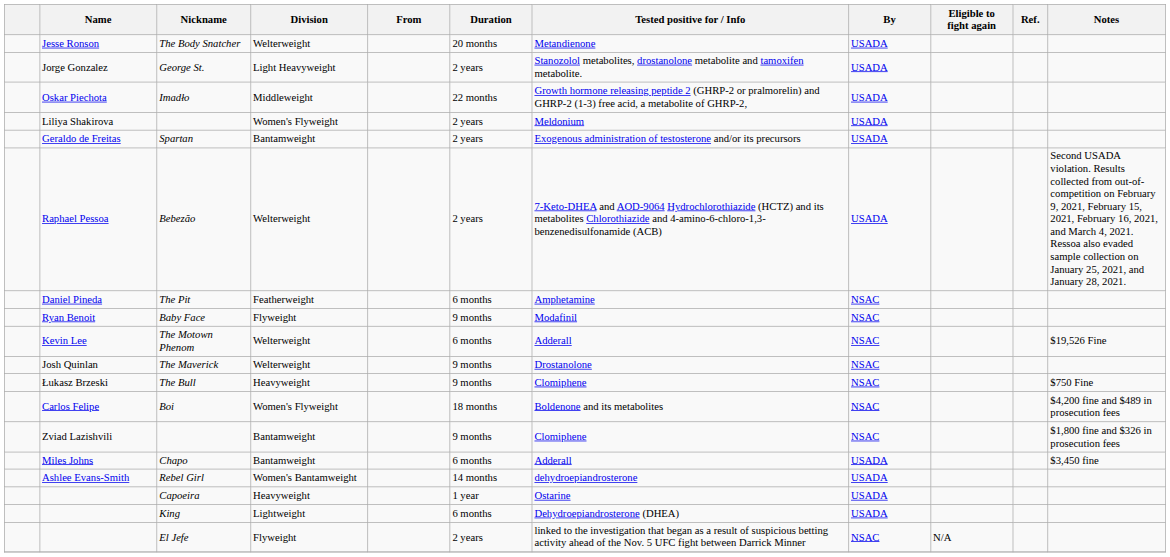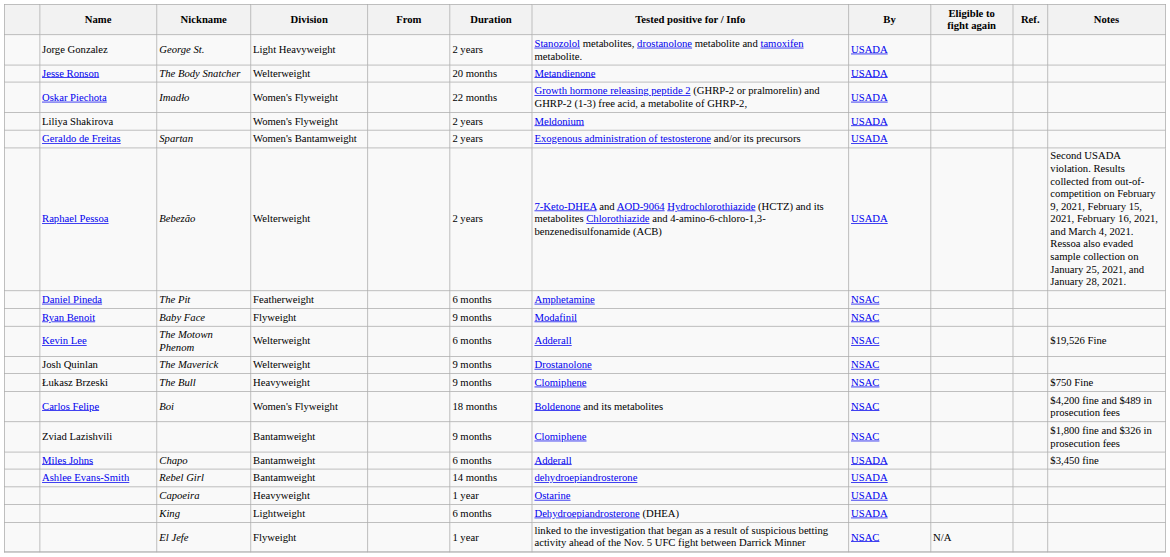rows swapped: (71, 43) <-> (75, 67)
(283, 97) Middleweight -> (295, 97) Women's Flyweight
(284, 139) Bantamweight -> (305, 139) Women's Bantamweight
(305, 478) Women's Bantamweight -> (284, 478) Bantamweight
(468, 537) 2 years -> (466, 537) 1 year
